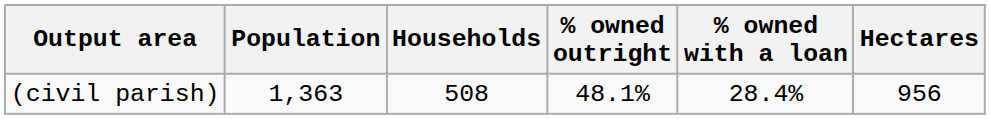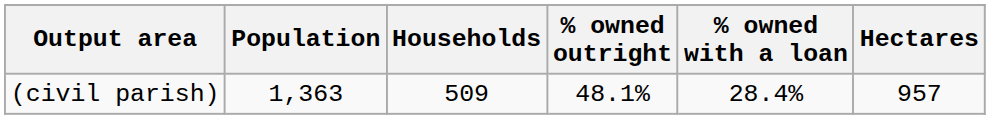(467, 94) 508 -> (467, 94) 509
(919, 94) 956 -> (919, 94) 957
